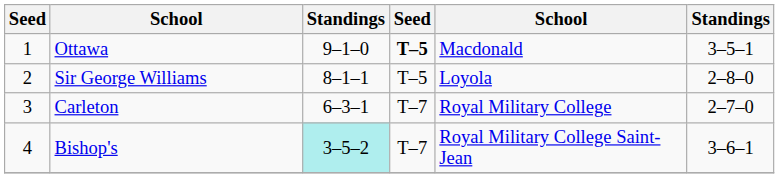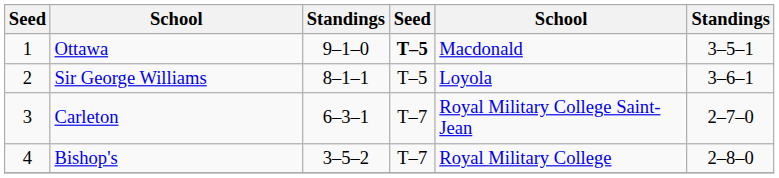(731, 78) 2–8–0 -> (731, 78) 3–6–1
(525, 107) Royal Military College -> (550, 117) Royal Military College Saint-Jean
(346, 147) paleturquoise background -> (346, 157) no background
(550, 147) Royal Military College Saint-Jean -> (525, 157) Royal Military College
(731, 147) 3–6–1 -> (731, 157) 2–8–0
